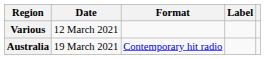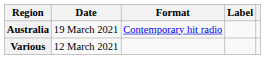rows swapped: (28, 29) <-> (28, 46)
